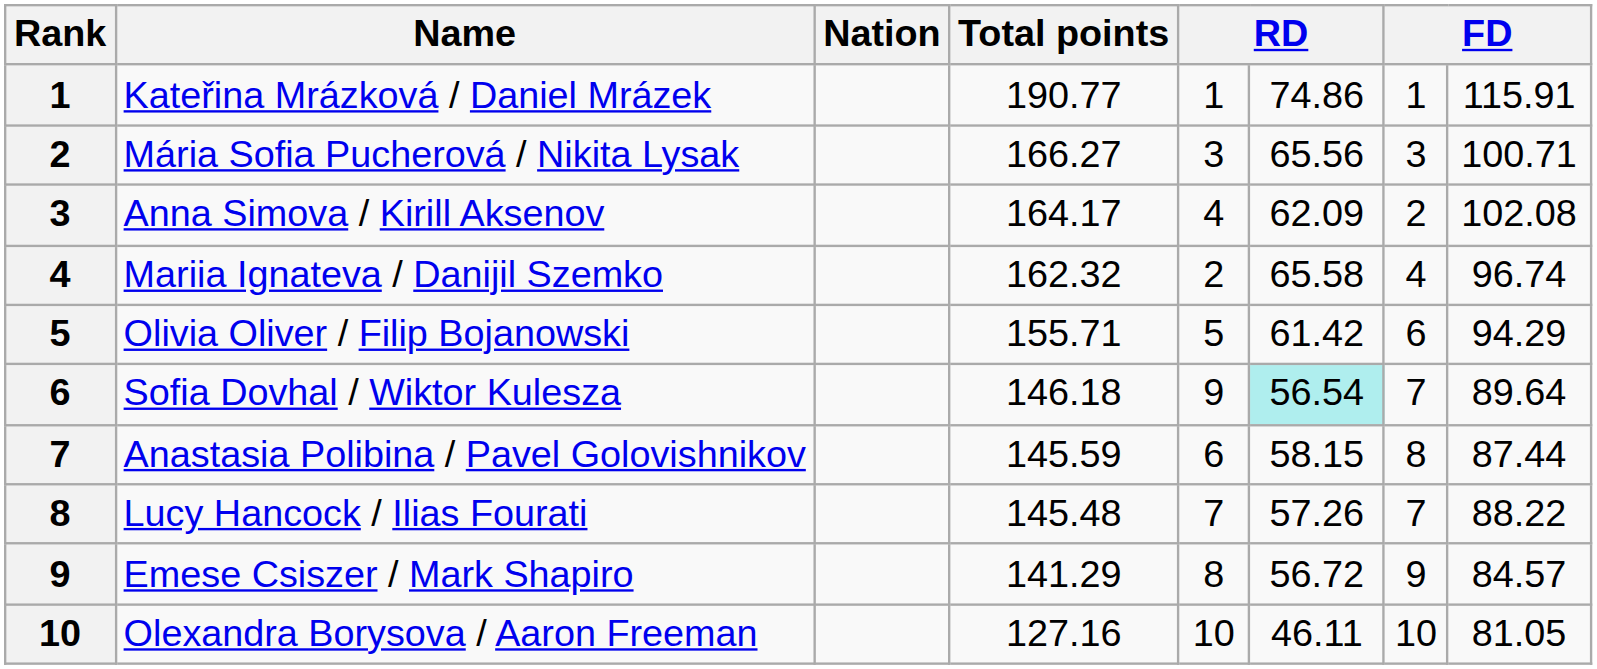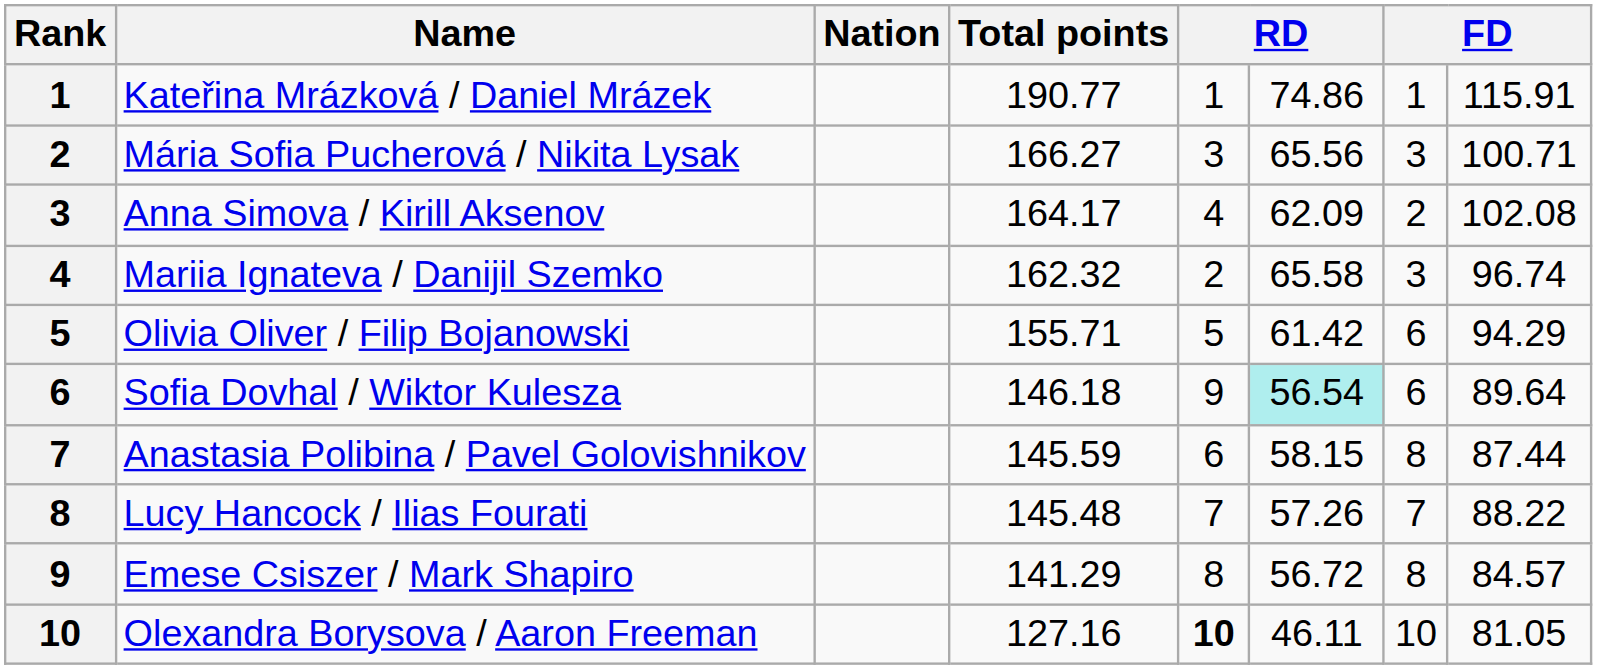(1416, 273) 4 -> (1416, 273) 3
(1416, 393) 7 -> (1416, 393) 6
(1416, 573) 9 -> (1416, 573) 8
(1214, 633) normal -> (1214, 633) bold
